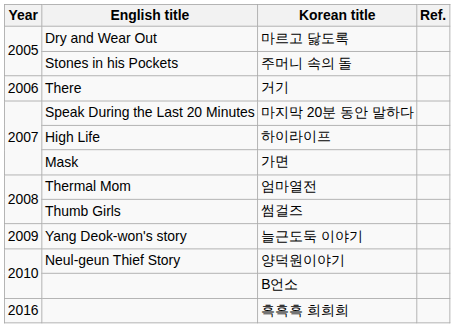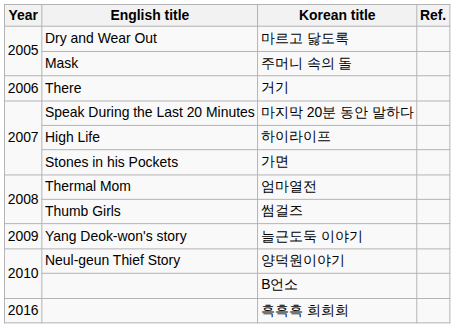(112, 63) Stones in his Pockets -> (62, 63) Mask
(62, 162) Mask -> (112, 162) Stones in his Pockets
